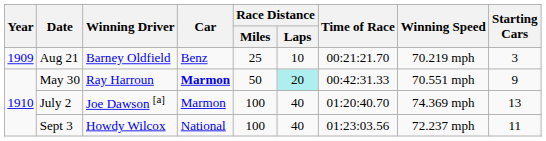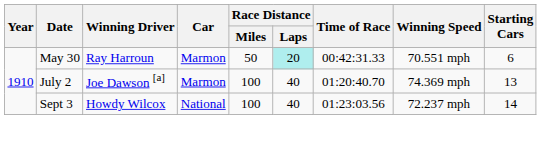- row: (59, 58)
(205, 80) bold -> (203, 58) normal
(515, 80) 9 -> (510, 58) 6
(515, 125) 11 -> (510, 104) 14
